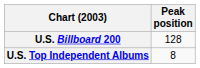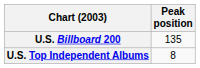(173, 39) 128 -> (173, 39) 135
